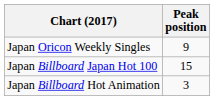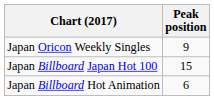(186, 85) 3 -> (186, 85) 6
